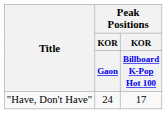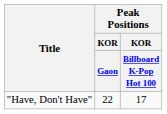(108, 100) 24 -> (108, 100) 22
